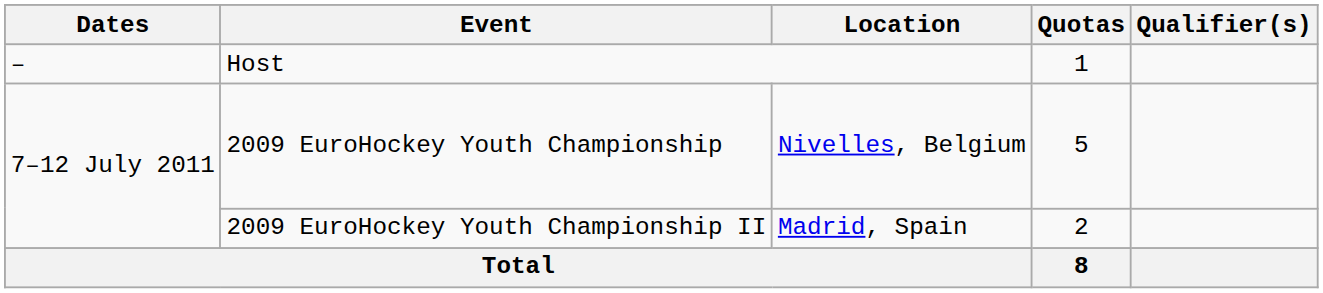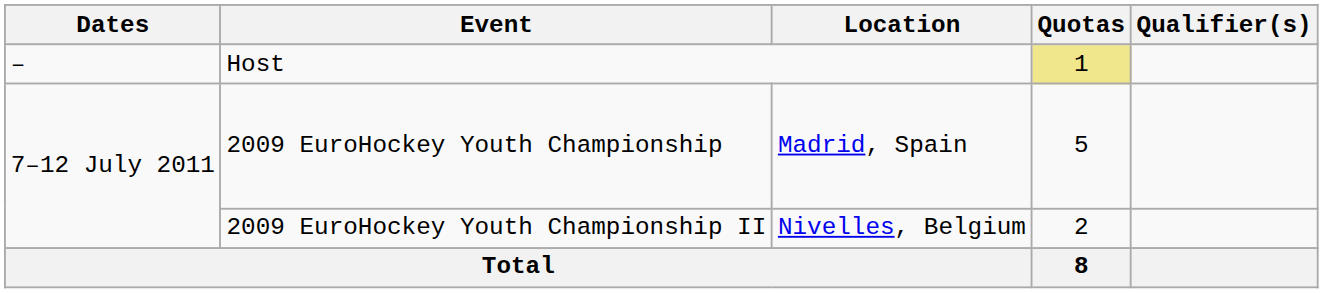(1081, 64) no background -> (1081, 64) khaki background
(902, 146) Nivelles, Belgium -> (873, 146) Madrid, Spain
(873, 228) Madrid, Spain -> (902, 228) Nivelles, Belgium
